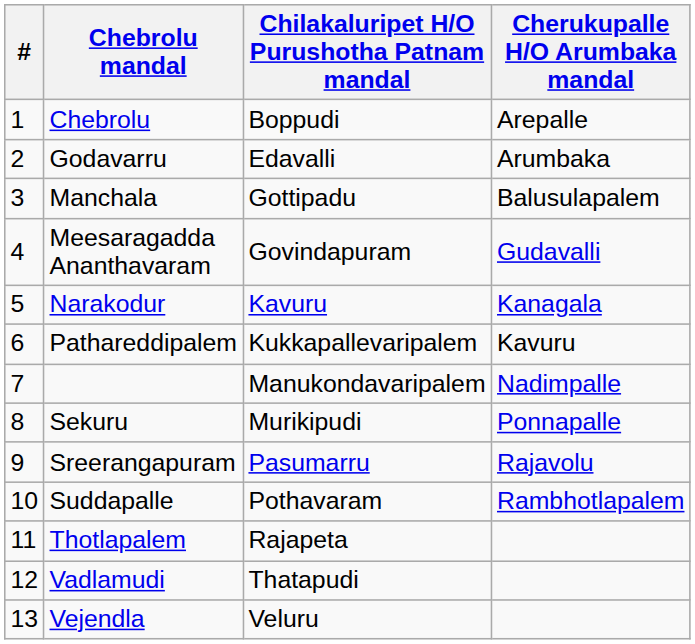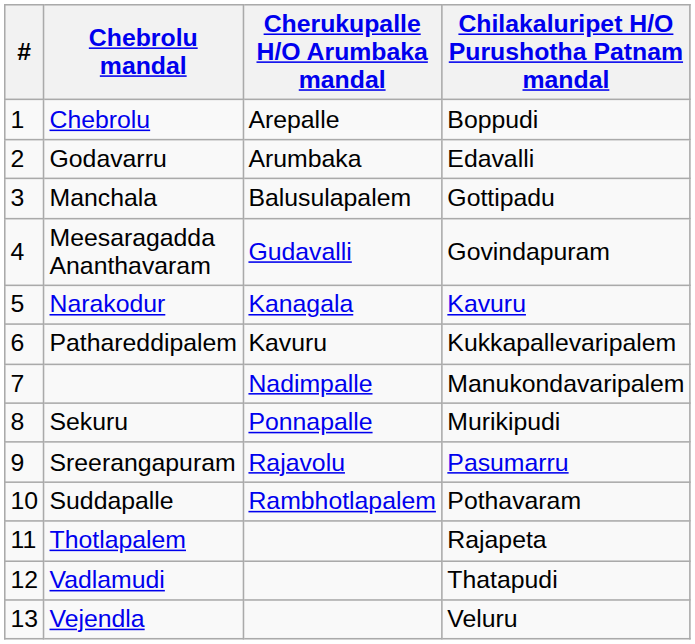columns swapped: (591, 52) <-> (367, 52)
